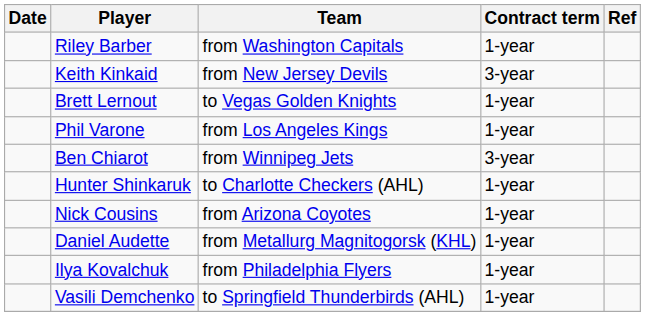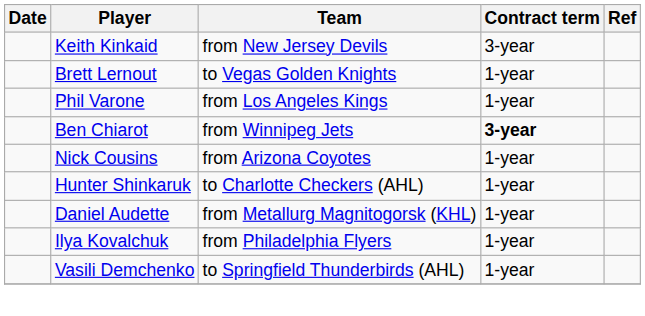- row: (103, 46)
(509, 158) normal -> (510, 130) bold
rows swapped: (106, 213) <-> (123, 185)
